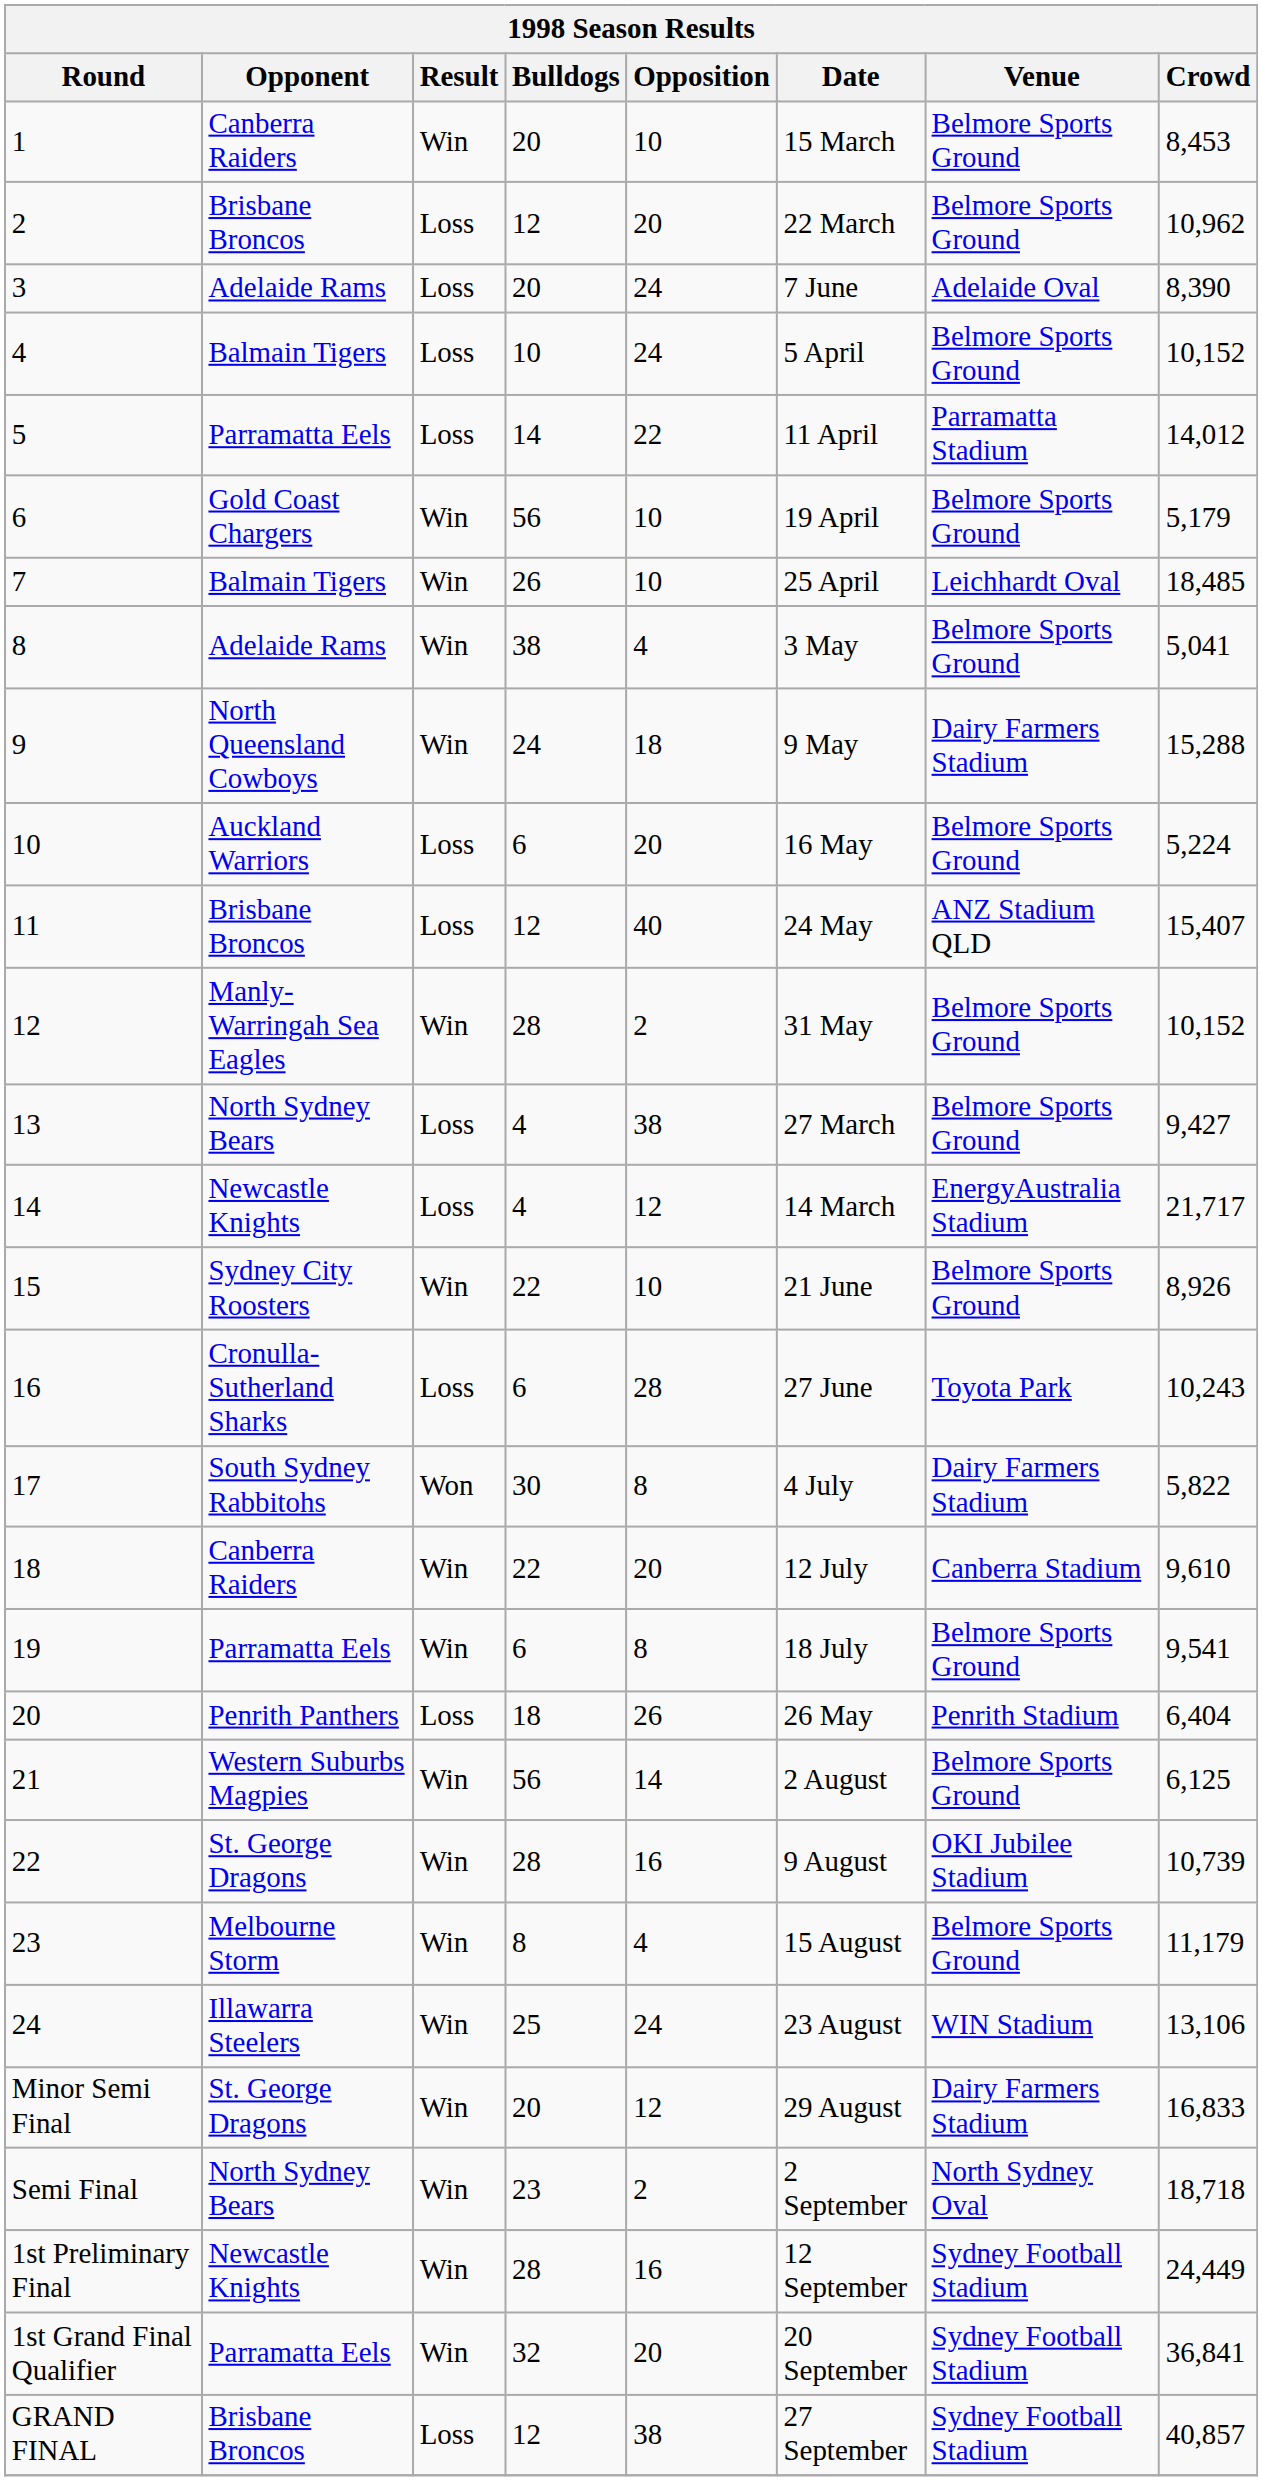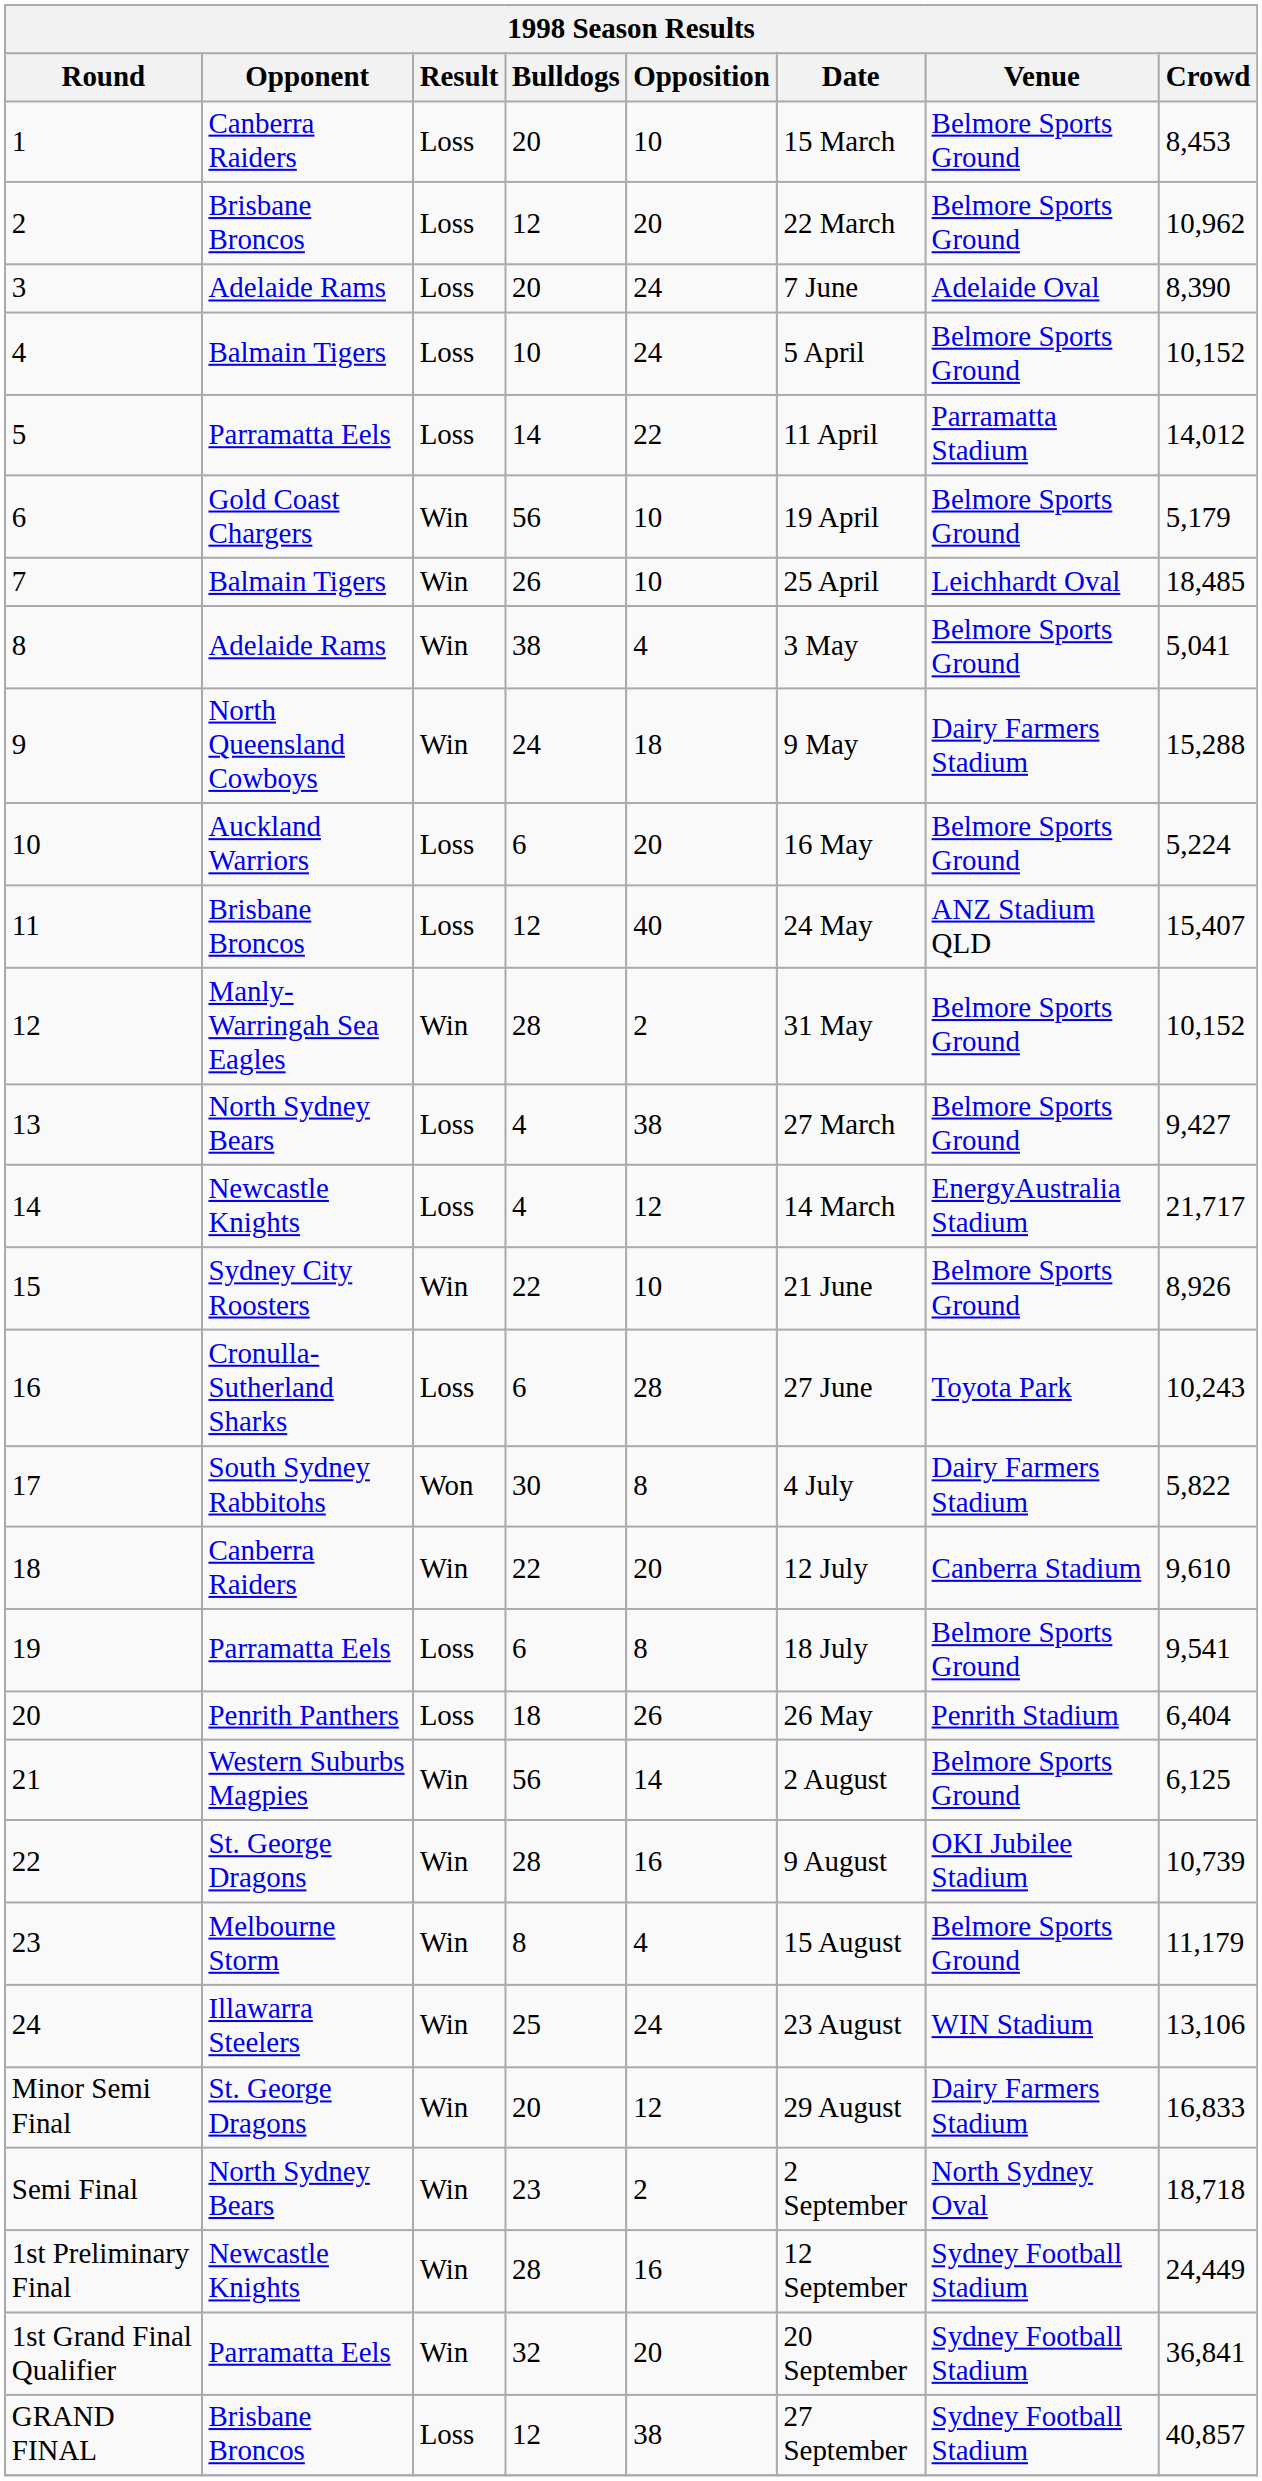(444, 141) Win -> (447, 141) Loss
(444, 1649) Win -> (447, 1649) Loss
